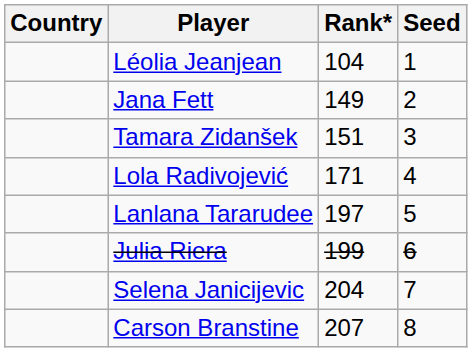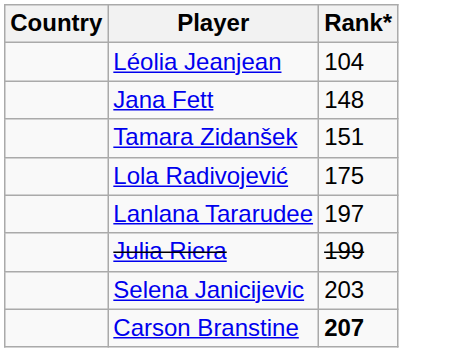- column: (432, 23)
(344, 99) 149 -> (344, 99) 148
(344, 175) 171 -> (344, 175) 175
(344, 289) 204 -> (344, 289) 203
(344, 328) normal -> (344, 328) bold
